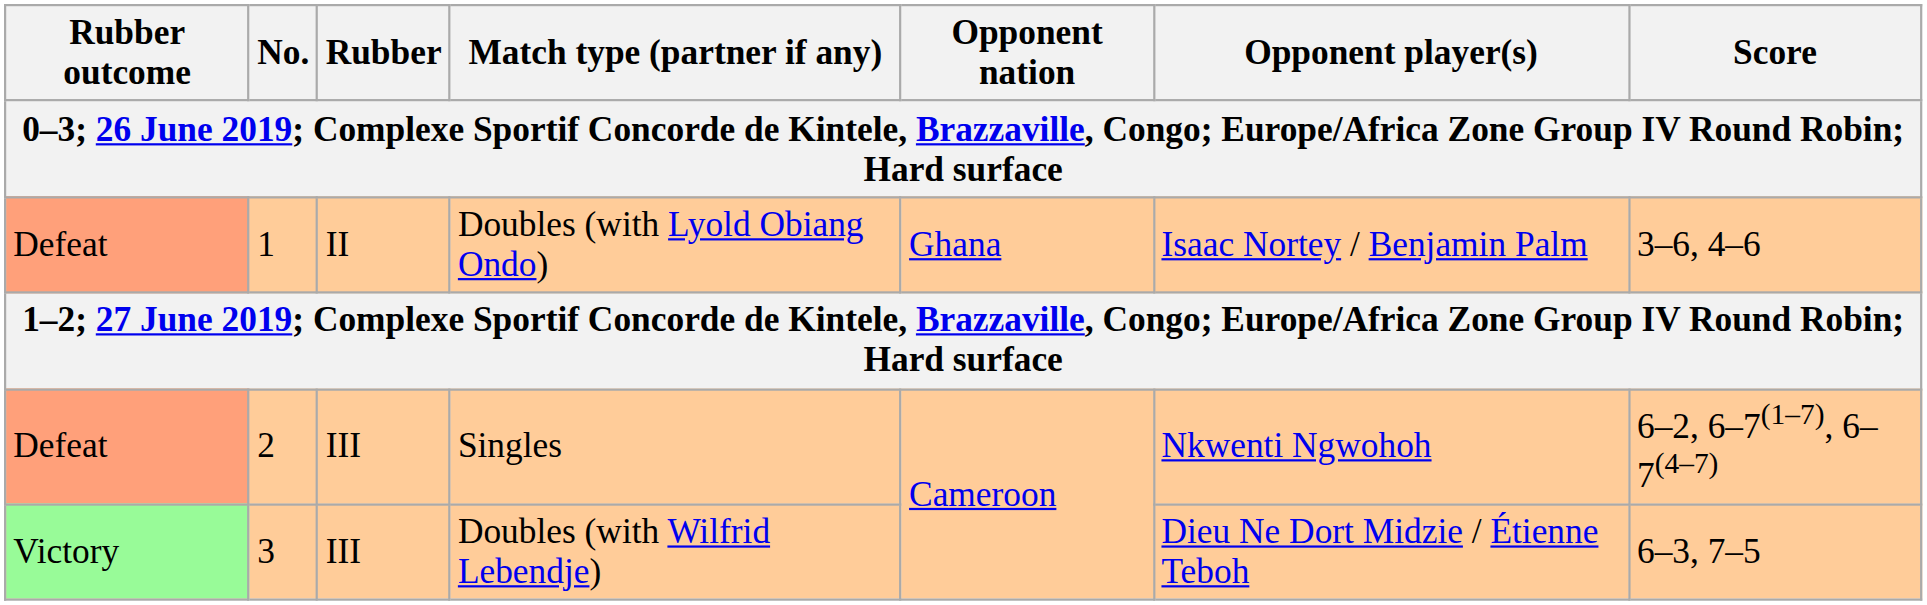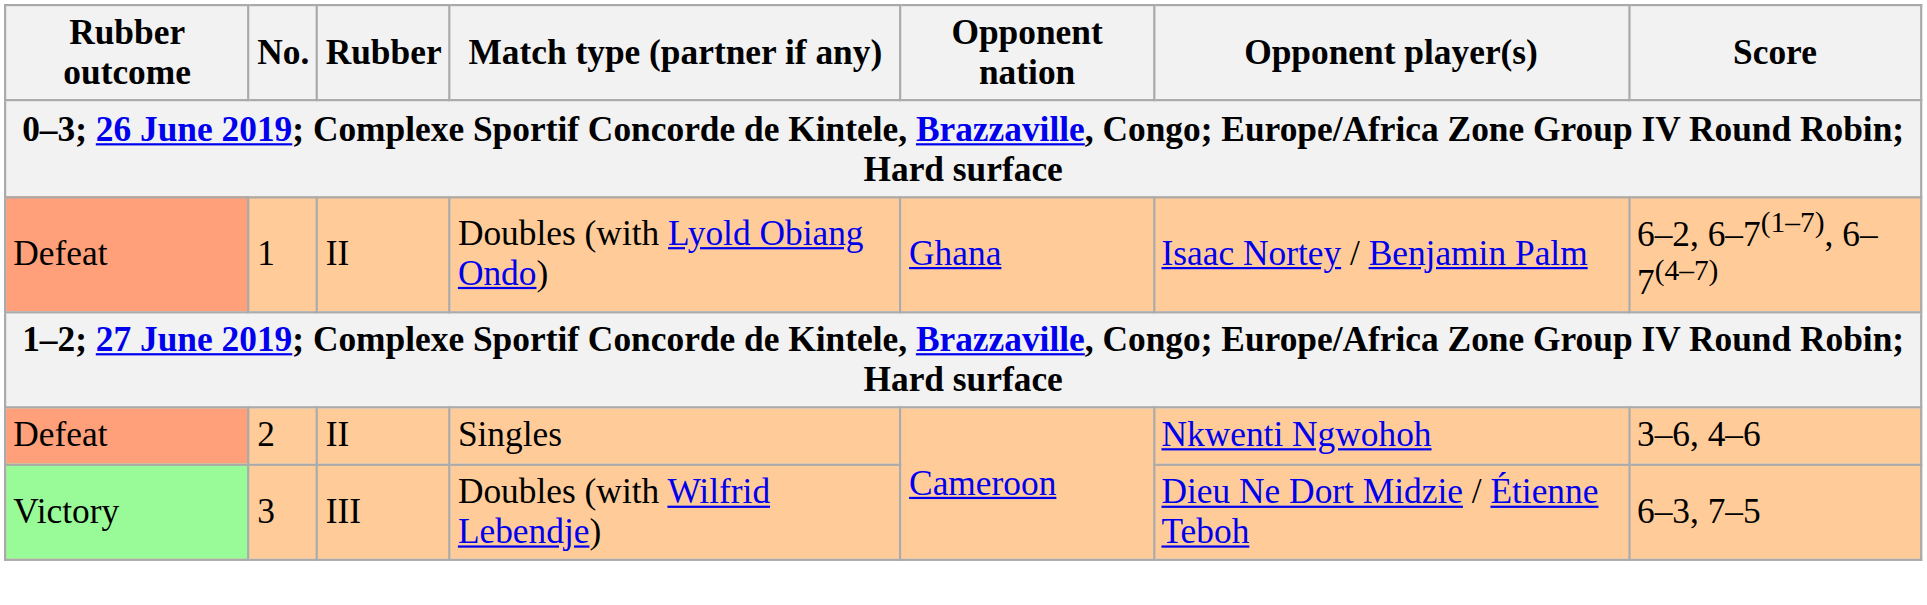(1699, 244) 3–6, 4–6 -> (1757, 253) 6–2, 6–7(1–7), 6–7(4–7)
(343, 445) III -> (337, 435) II
(1757, 445) 6–2, 6–7(1–7), 6–7(4–7) -> (1699, 435) 3–6, 4–6
